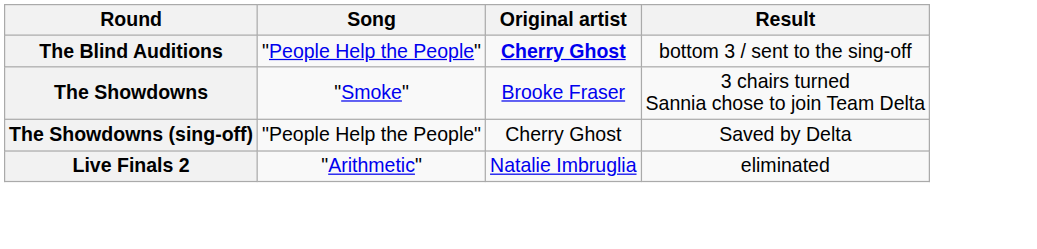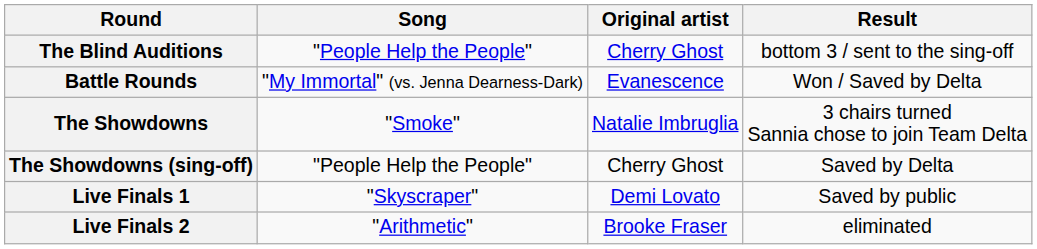(563, 50) bold -> (665, 50) normal
+ row: (131, 81)
(563, 92) Brooke Fraser -> (665, 123) Natalie Imbruglia
+ row: (131, 196)
(563, 165) Natalie Imbruglia -> (665, 227) Brooke Fraser
